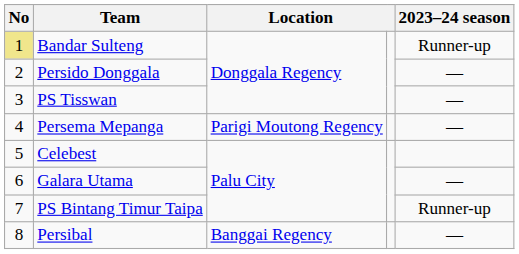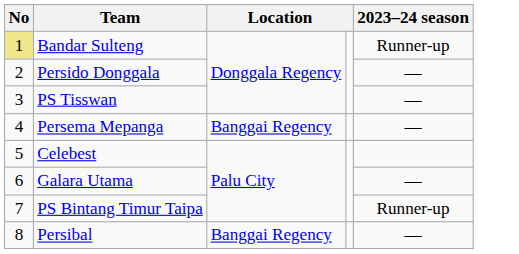(297, 126) Parigi Moutong Regency -> (271, 126) Banggai Regency
